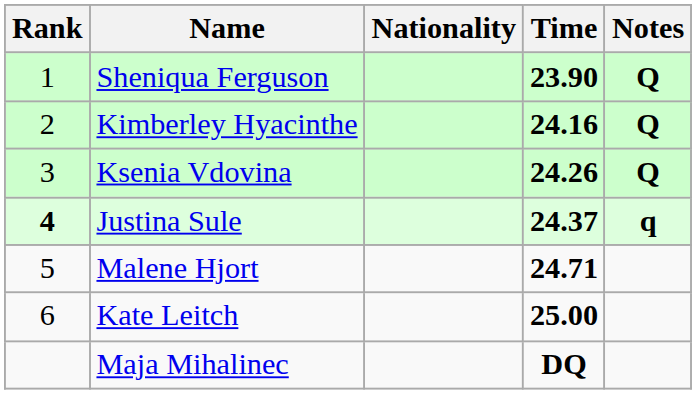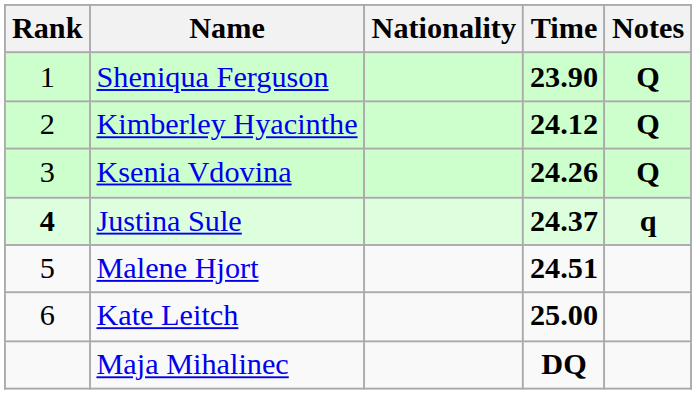(564, 124) 24.16 -> (564, 124) 24.12
(564, 268) 24.71 -> (564, 268) 24.51
